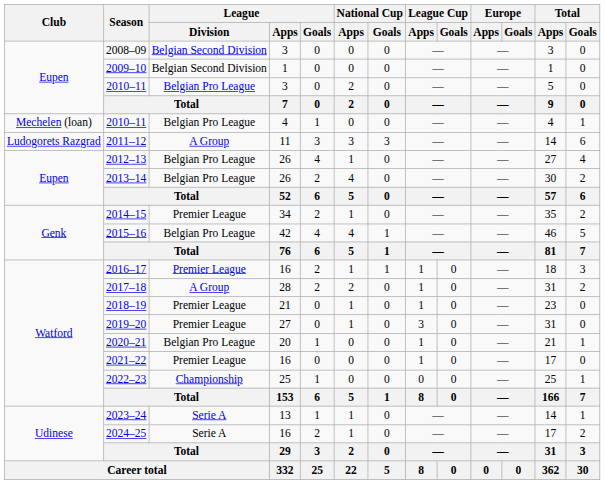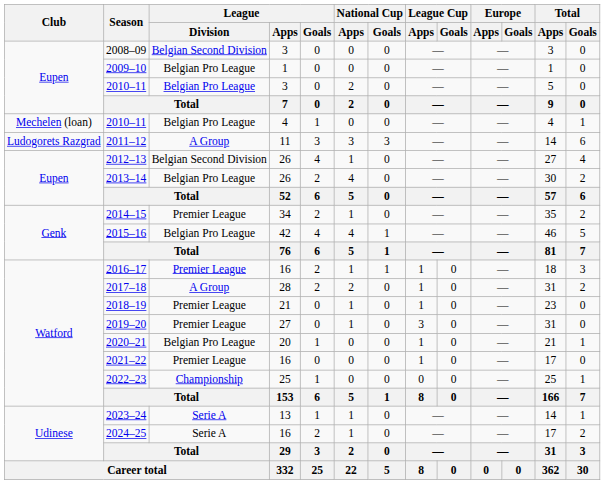(209, 68) Belgian Second Division -> (209, 68) Belgian Pro League
(209, 159) Belgian Pro League -> (209, 159) Belgian Second Division
